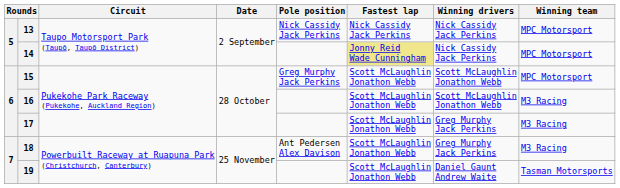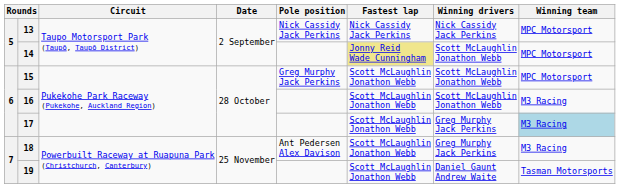(466, 54) Nick Cassidy Jack Perkins -> (476, 54) Scott McLaughlin Jonathon Webb
(544, 125) no background -> (544, 125) lightblue background
